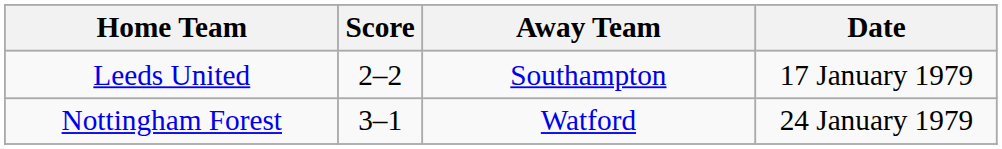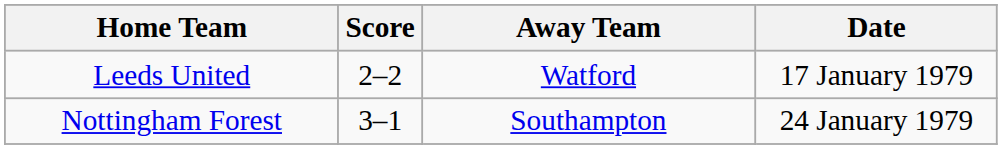(588, 74) Southampton -> (588, 74) Watford
(588, 120) Watford -> (588, 120) Southampton
